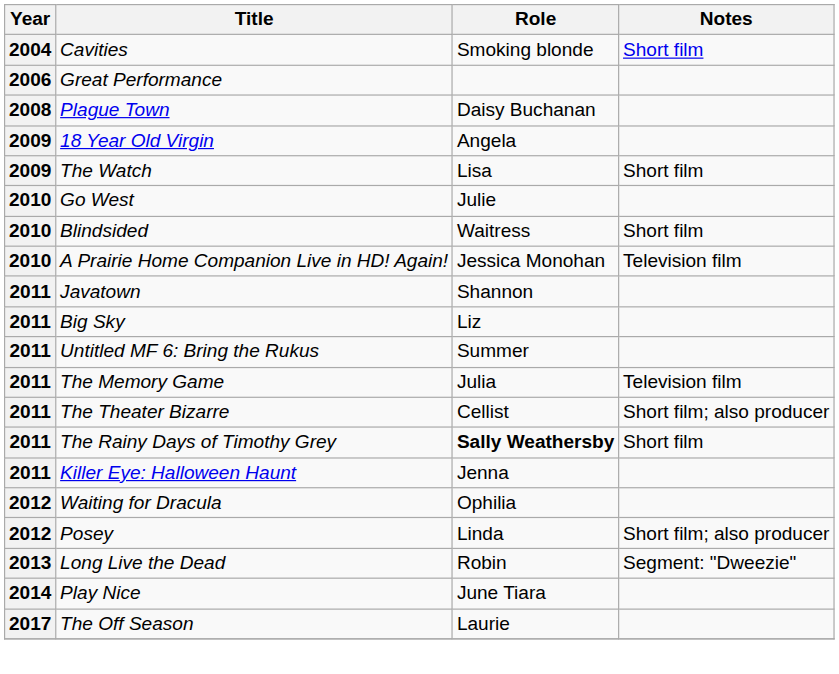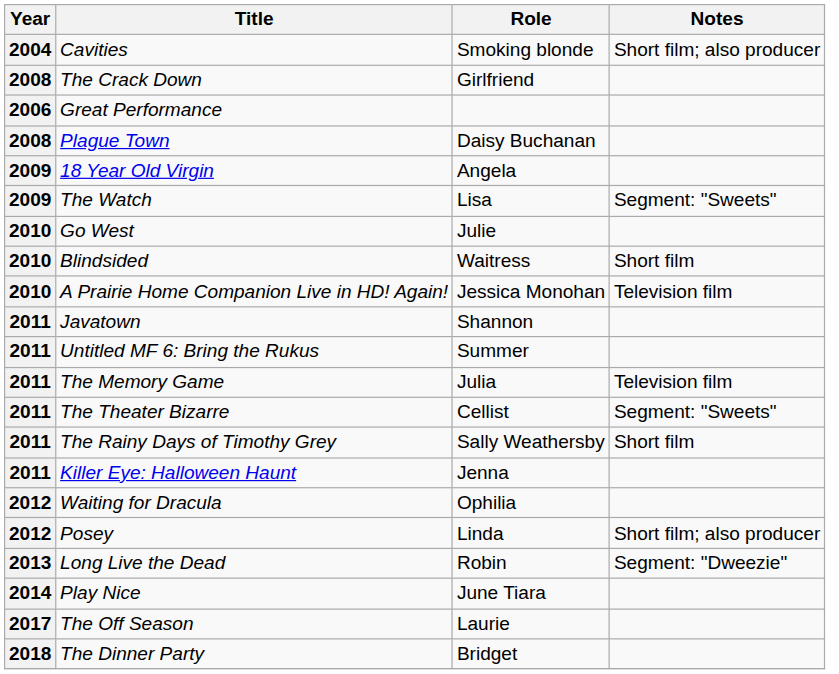(663, 49) Short film -> (717, 49) Short film; also producer
+ row: (131, 79)
(663, 170) Short film -> (695, 200) Segment: "Sweets"
- row: (92, 321)
(726, 412) Short film; also producer -> (695, 412) Segment: "Sweets"
(536, 442) bold -> (531, 442) normal
+ row: (132, 653)
